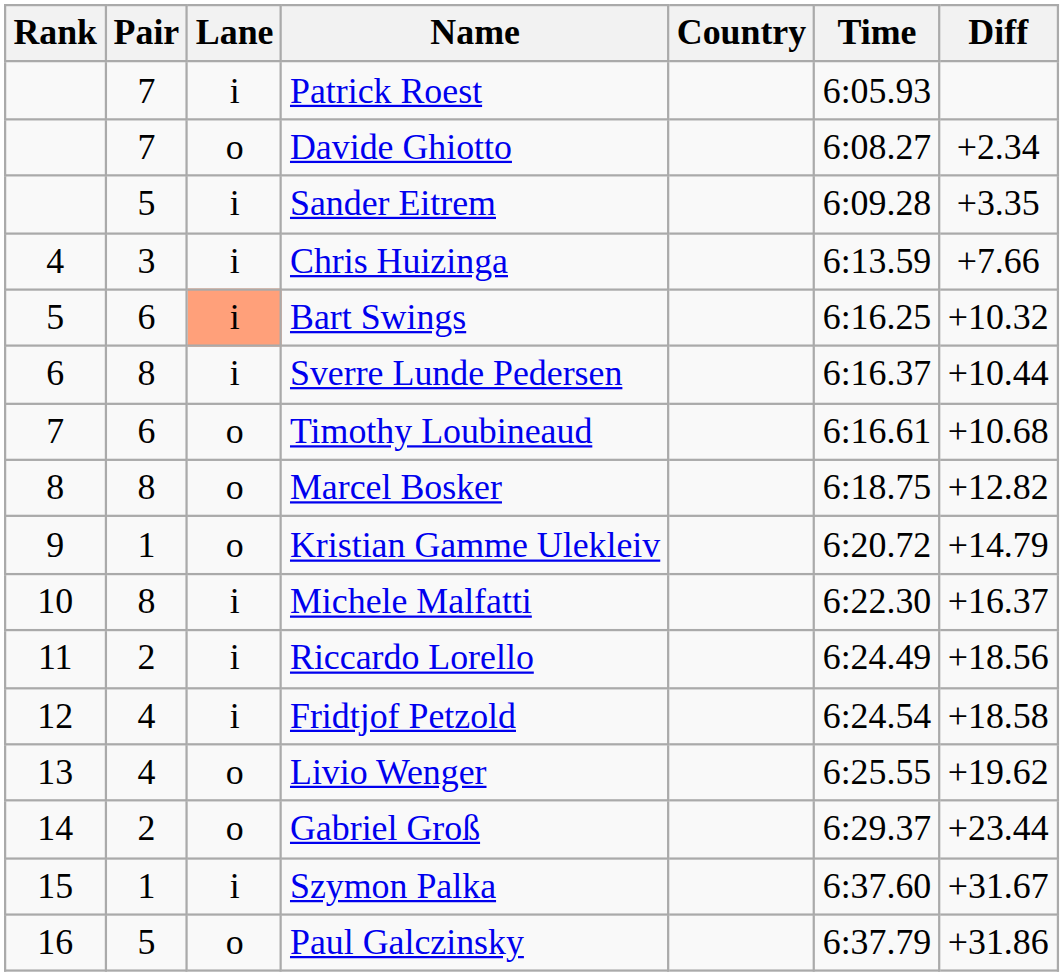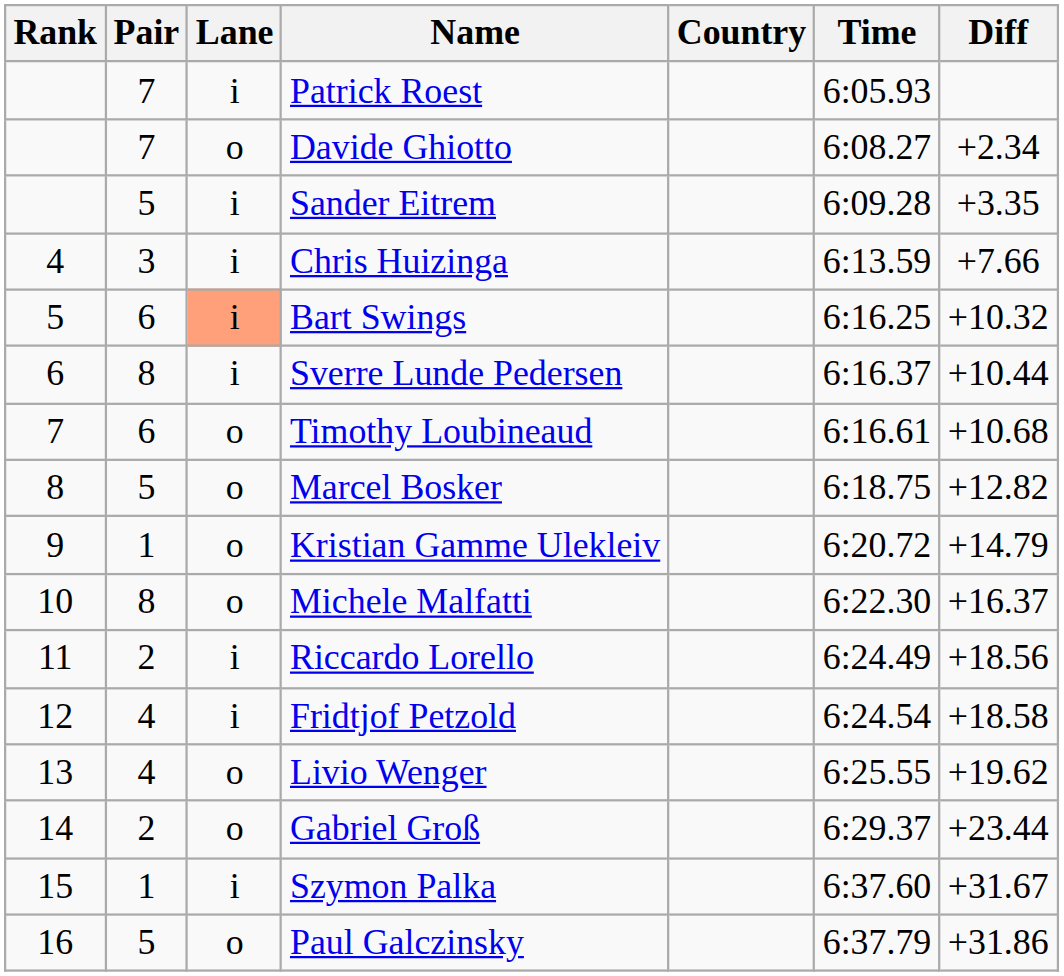(146, 487) 8 -> (146, 487) 5
(235, 601) i -> (235, 601) o
